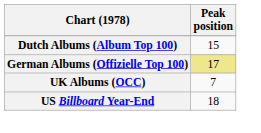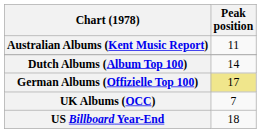+ row: (108, 45)
(213, 45) 15 -> (233, 63) 14
